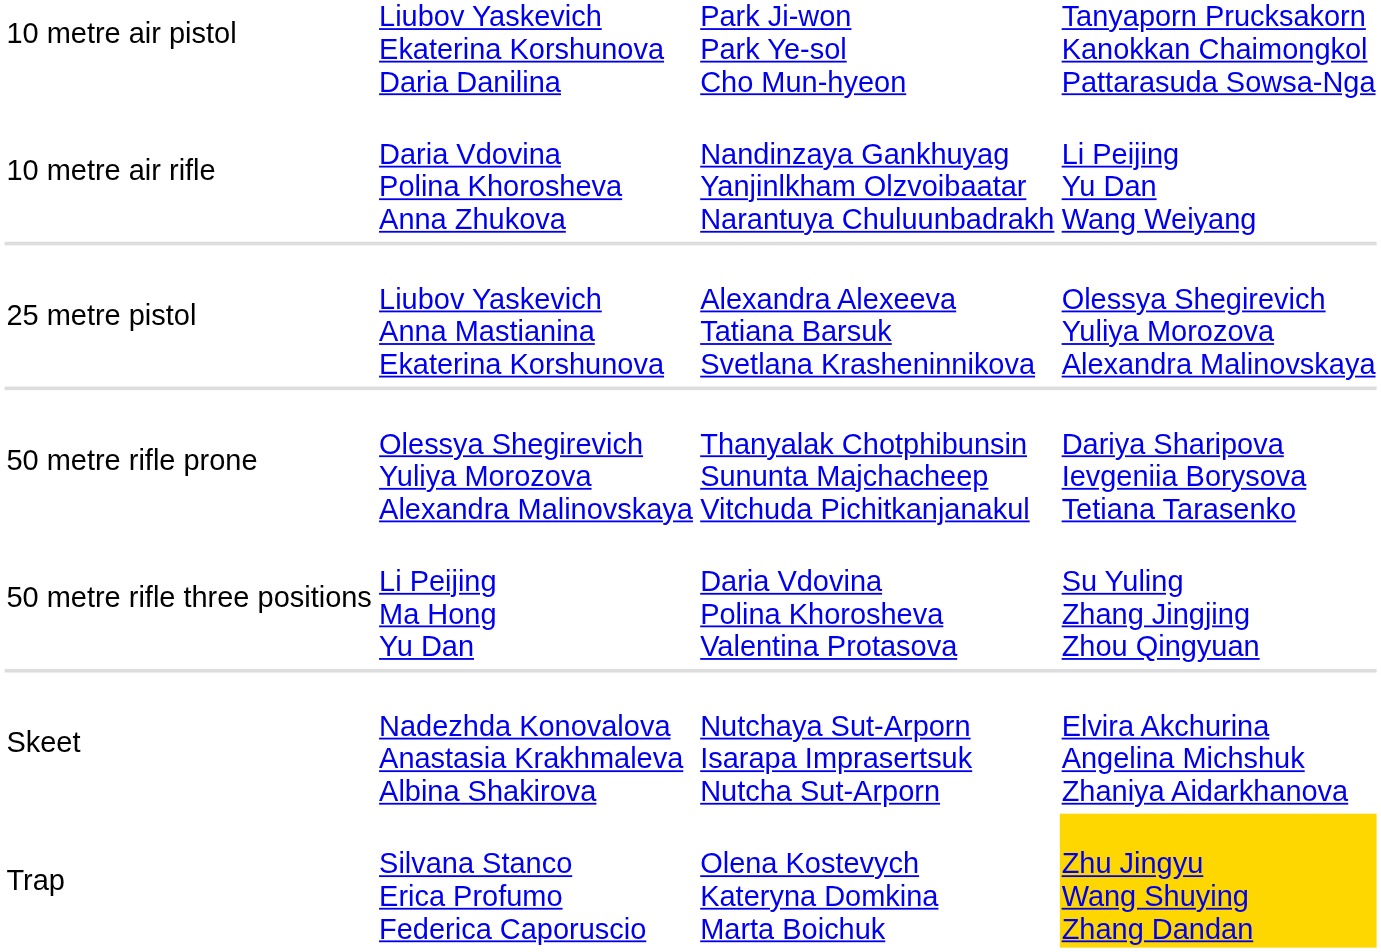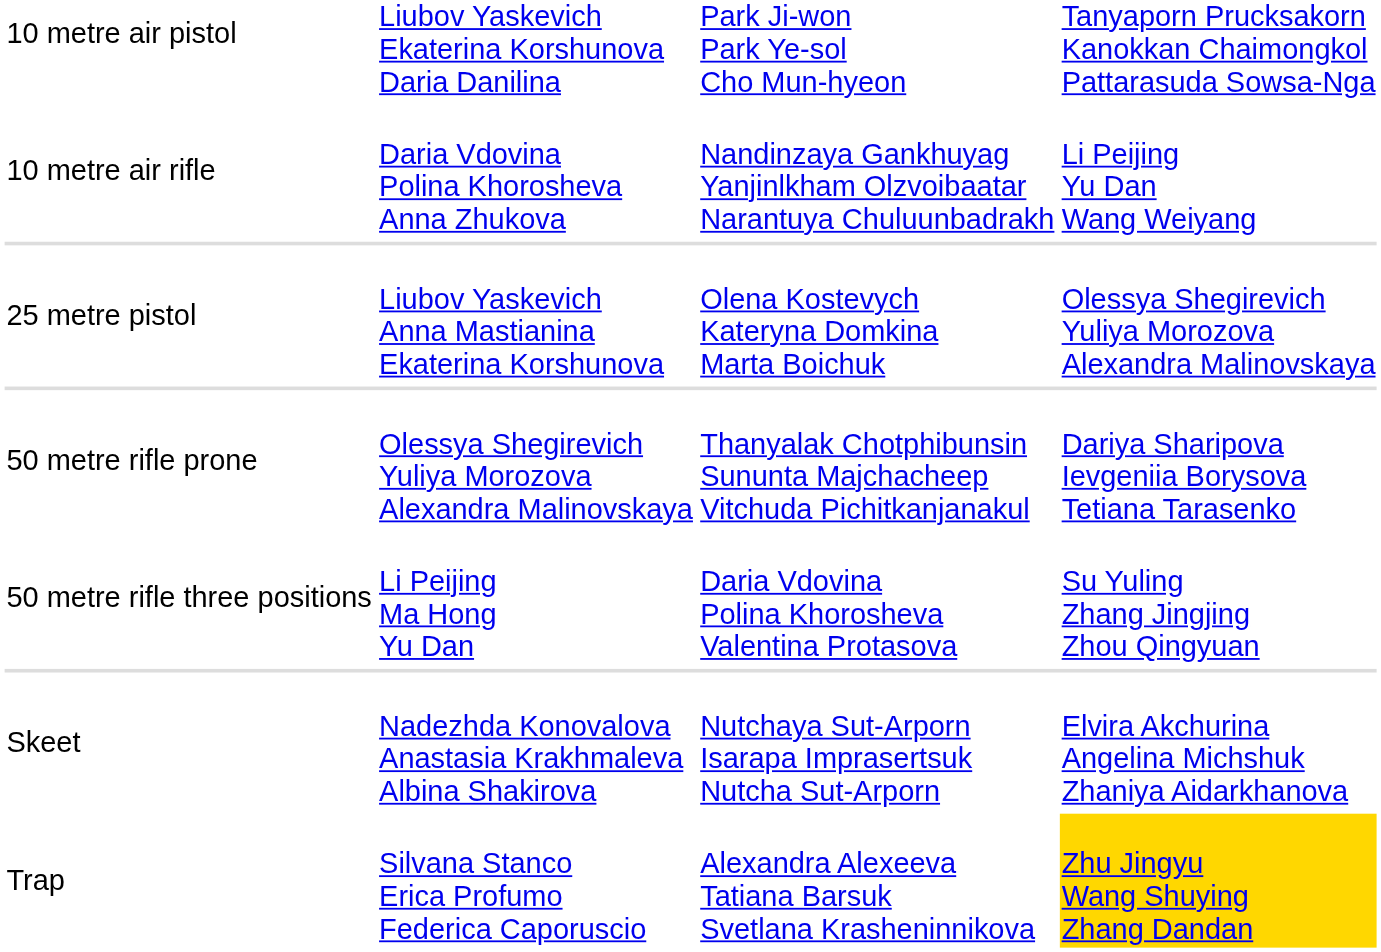(868, 331) Alexandra Alexeeva Tatiana Barsuk Svetlana Krasheninnikova -> (819, 331) Olena Kostevych Kateryna Domkina Marta Boichuk
(819, 896) Olena Kostevych Kateryna Domkina Marta Boichuk -> (868, 896) Alexandra Alexeeva Tatiana Barsuk Svetlana Krasheninnikova
